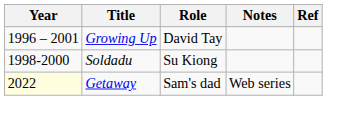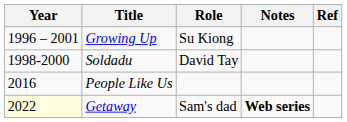(193, 38) David Tay -> (206, 38) Su Kiong
(190, 60) Su Kiong -> (209, 60) David Tay
+ row: (129, 83)
(260, 83) normal -> (278, 106) bold
